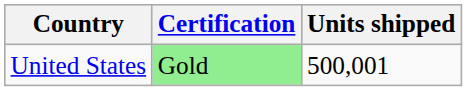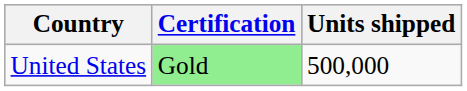(348, 64) 500,001 -> (348, 64) 500,000
